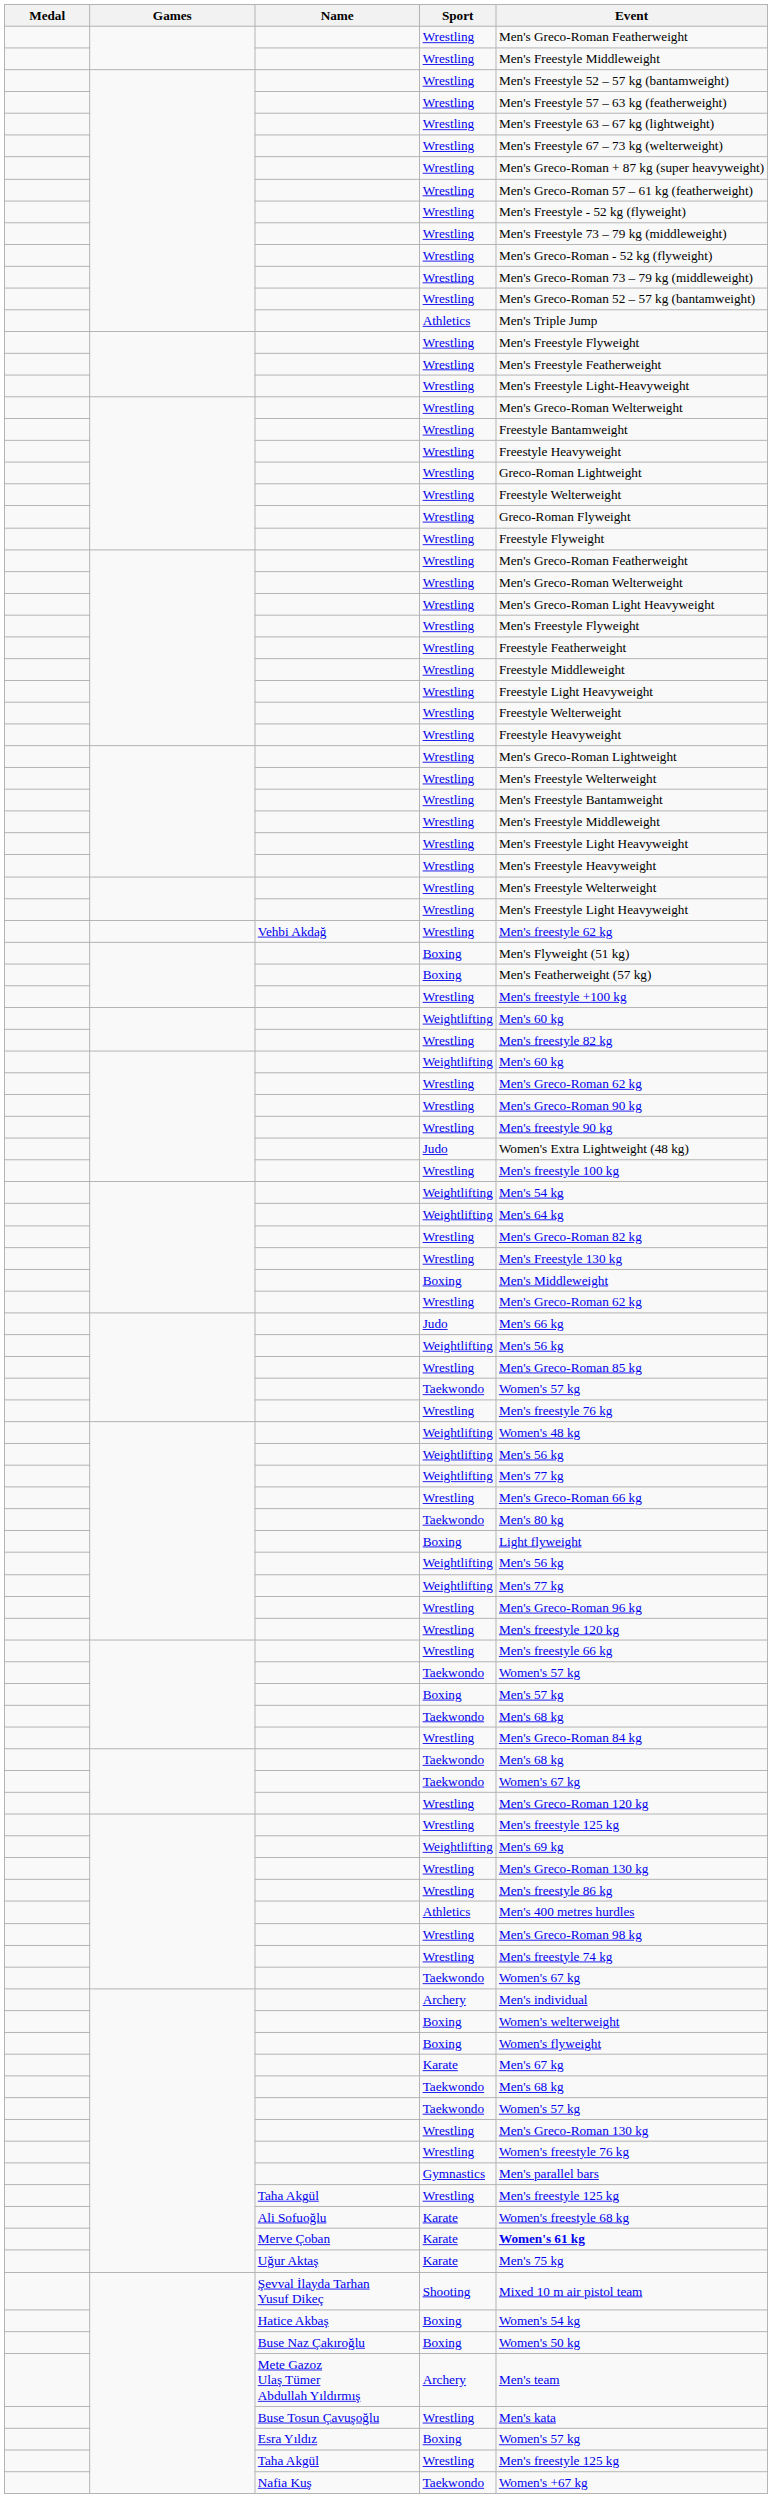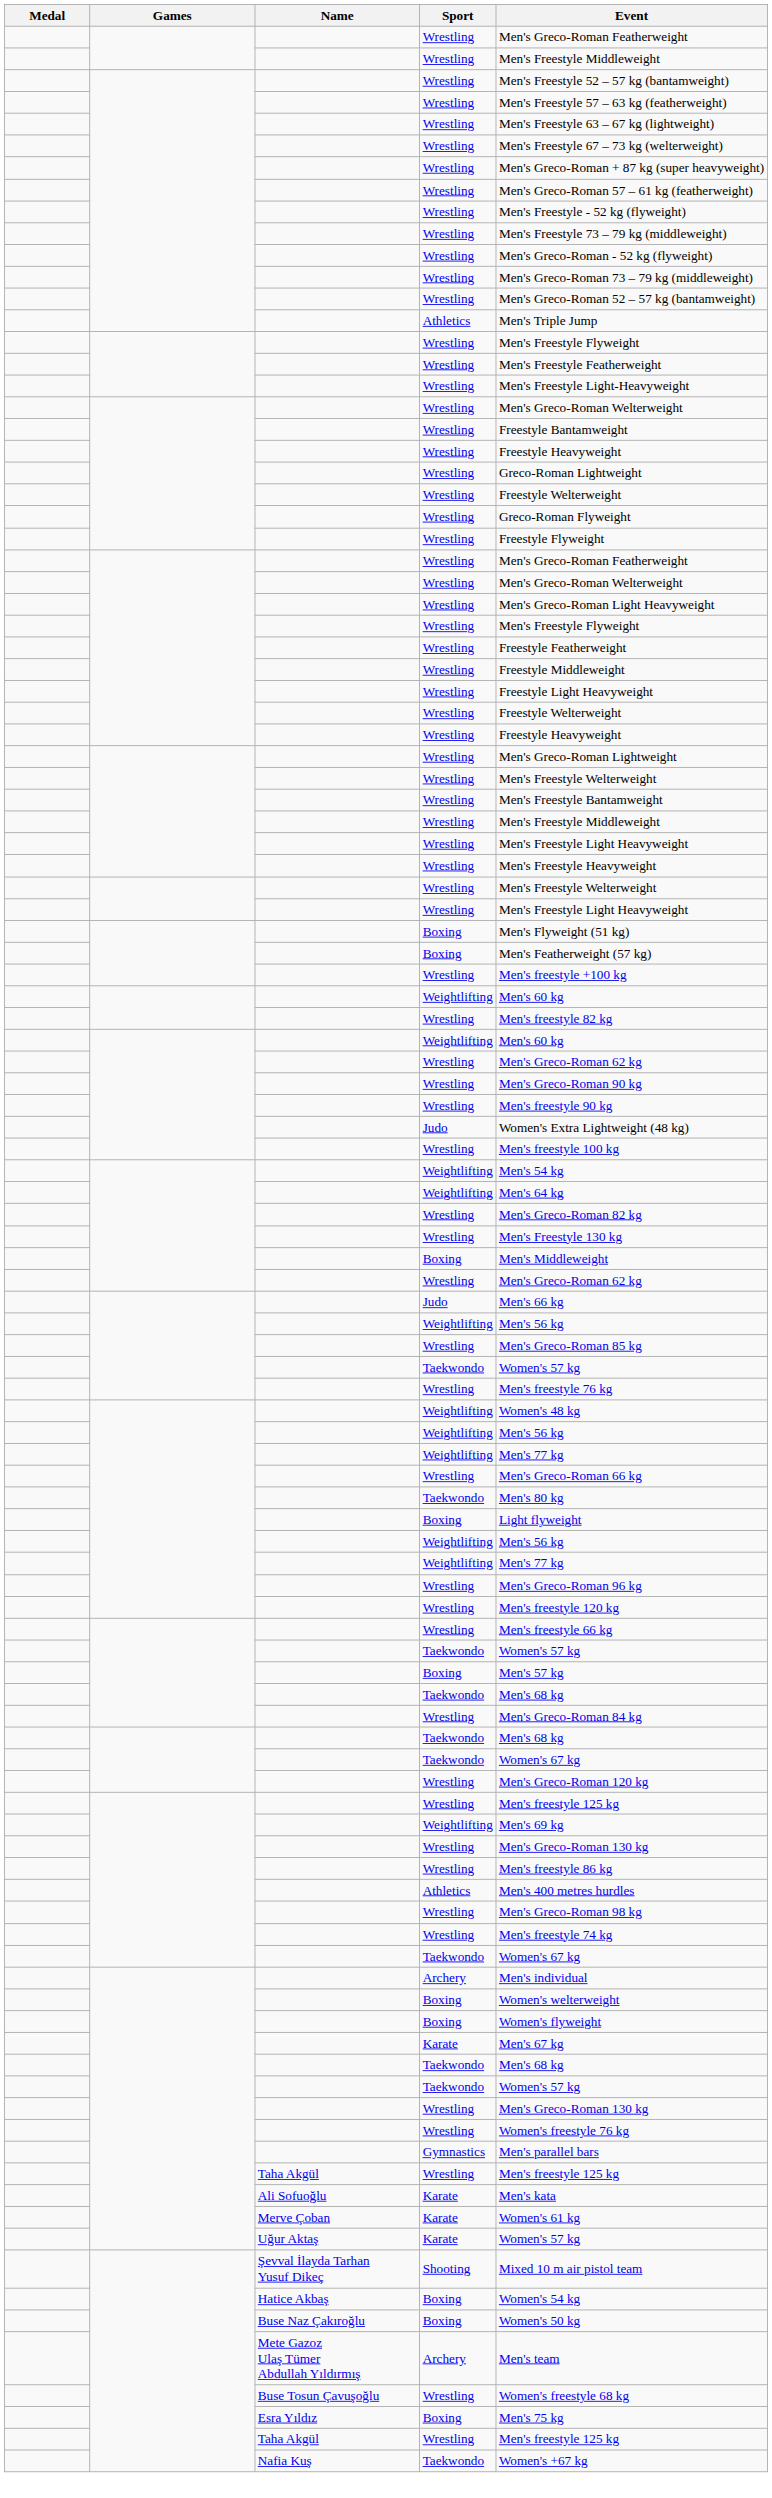- row: (292, 931)
(564, 2217) Women's freestyle 68 kg -> (527, 2196) Men's kata
(542, 2239) bold -> (540, 2217) normal
(531, 2261) Men's 75 kg -> (540, 2239) Women's 57 kg
(527, 2417) Men's kata -> (564, 2395) Women's freestyle 68 kg
(540, 2439) Women's 57 kg -> (531, 2417) Men's 75 kg
